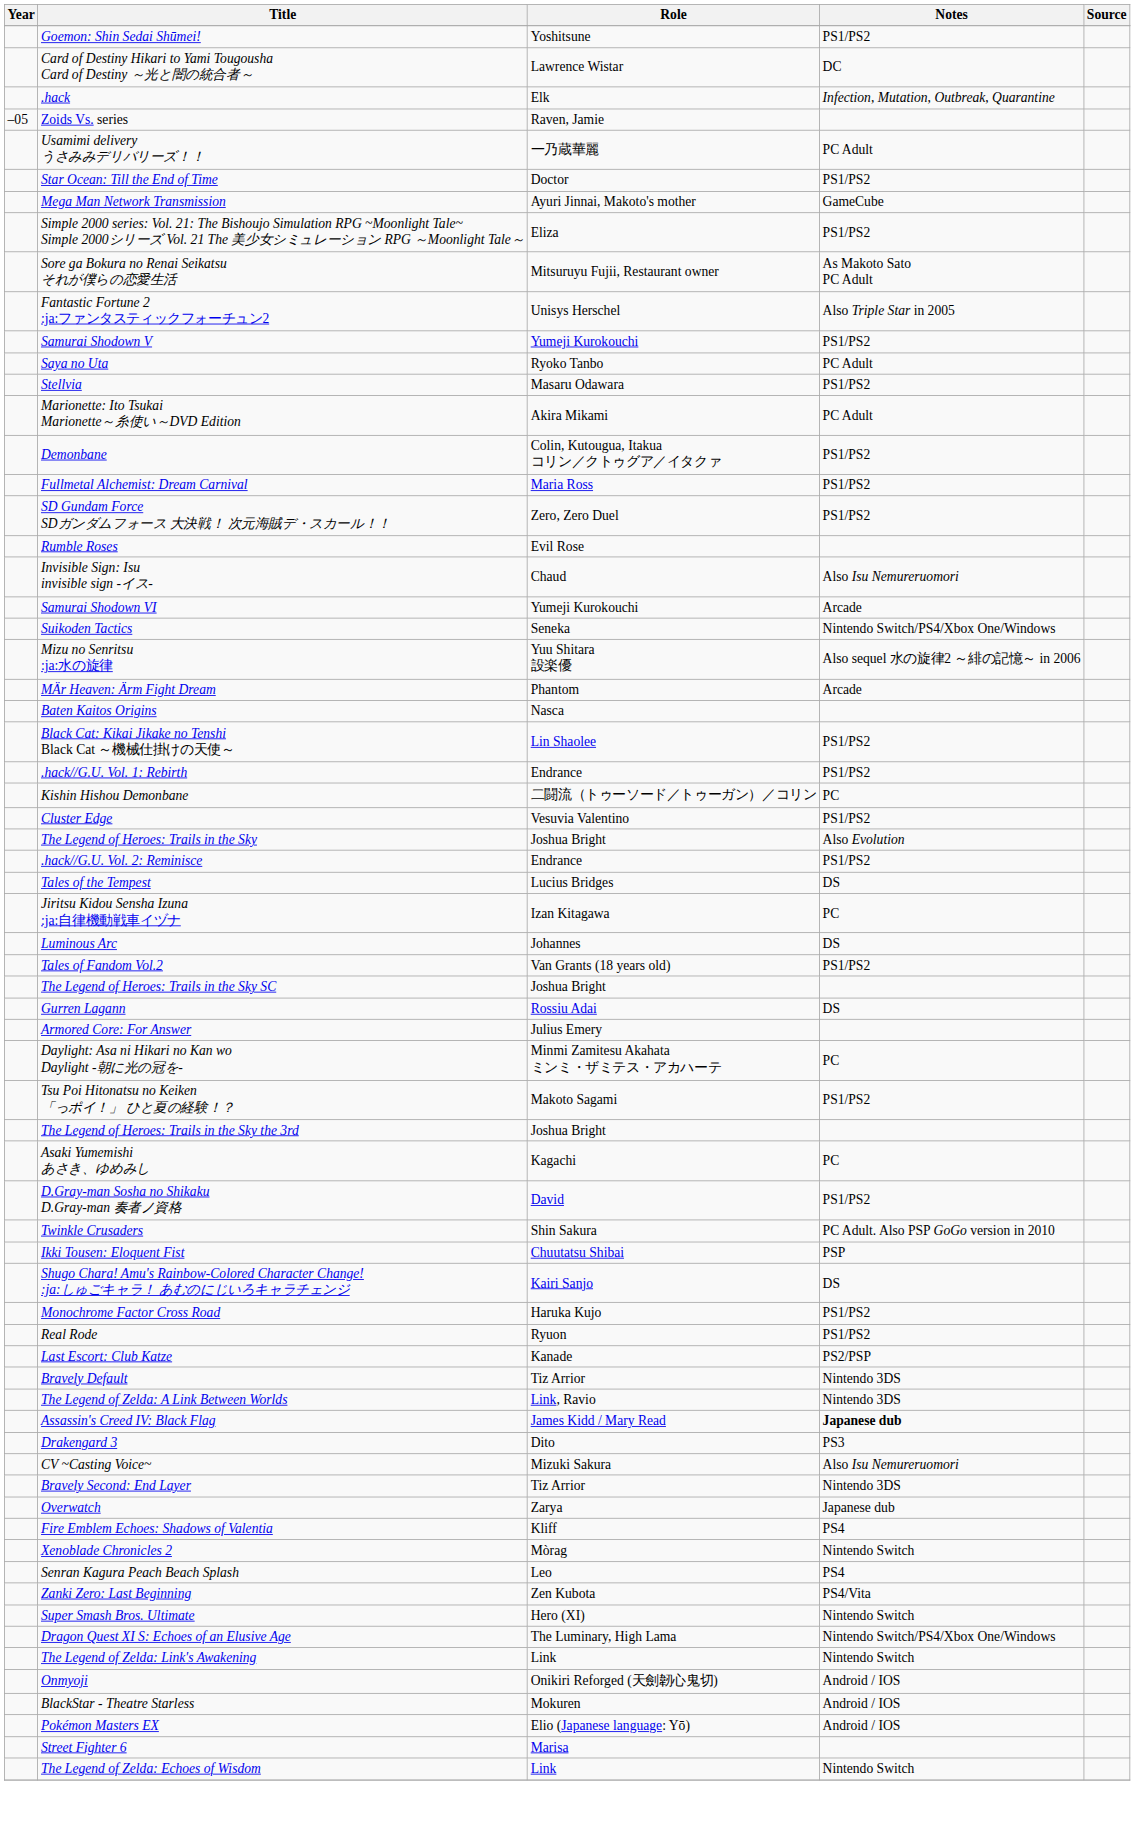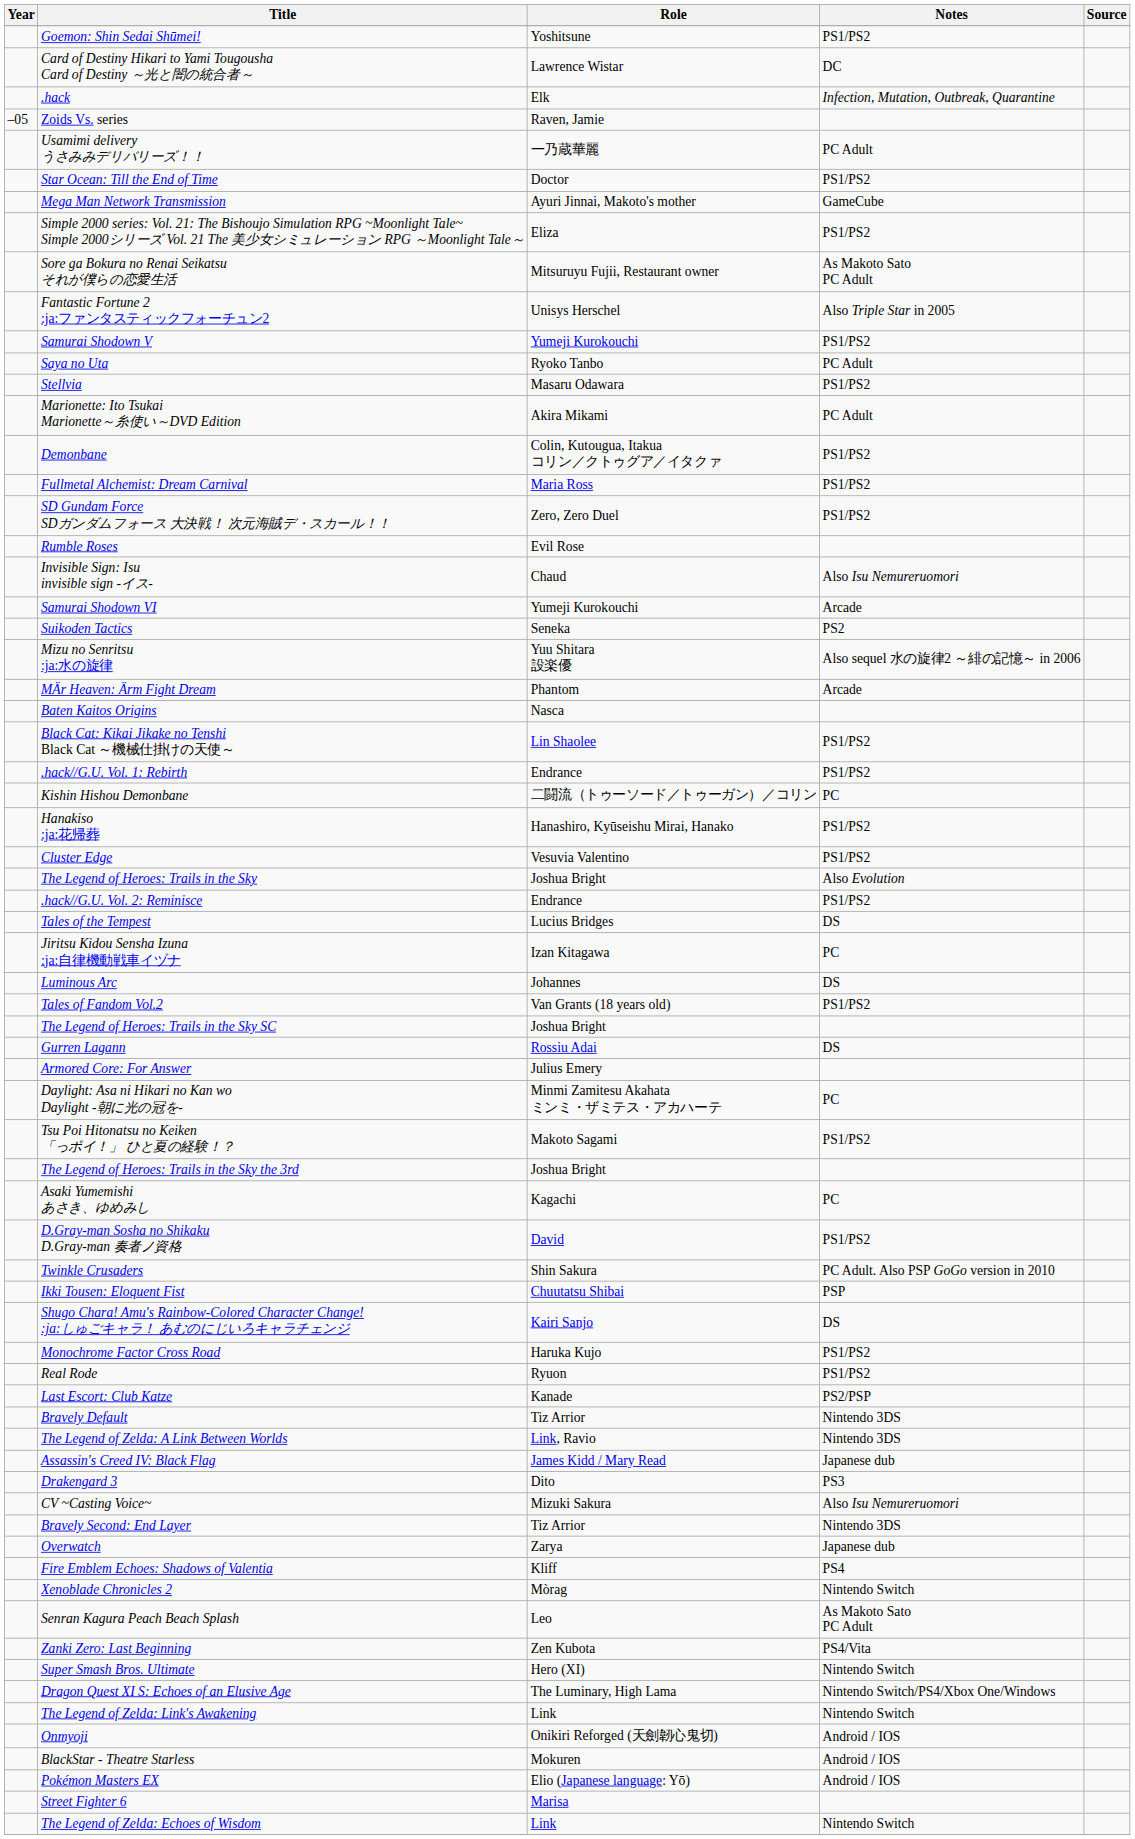(939, 628) Nintendo Switch/PS4/Xbox One/Windows -> (834, 628) PS2
+ row: (70, 826)
(862, 1421) bold -> (859, 1460) normal
(834, 1572) PS4 -> (867, 1619) As Makoto Sato PC Adult
